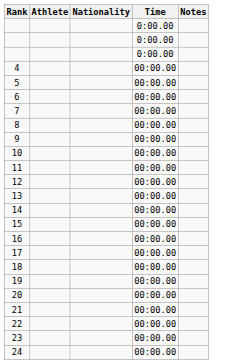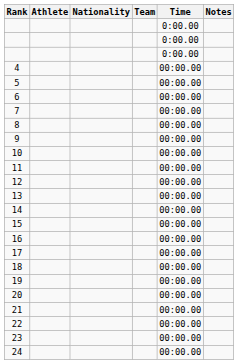+ column: (145, 11)
